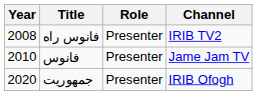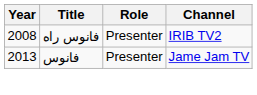(22, 57) 2010 -> (22, 57) 2013
- row: (68, 79)
